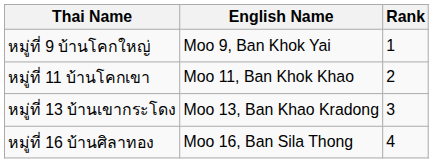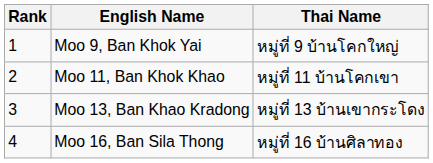columns swapped: (406, 17) <-> (92, 17)
